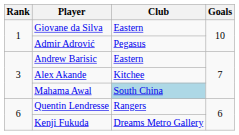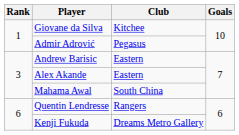(128, 28) Eastern -> (129, 28) Kitchee
(129, 75) Kitchee -> (128, 75) Eastern
(138, 91) lightblue background -> (138, 91) no background
